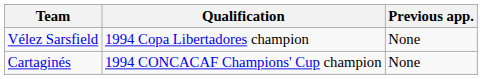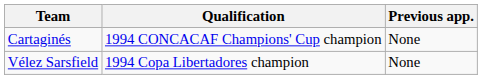rows swapped: (53, 39) <-> (39, 62)
